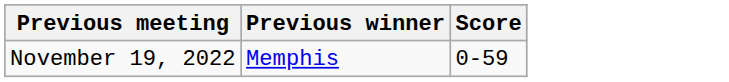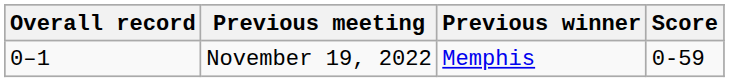+ column: (103, 23)
